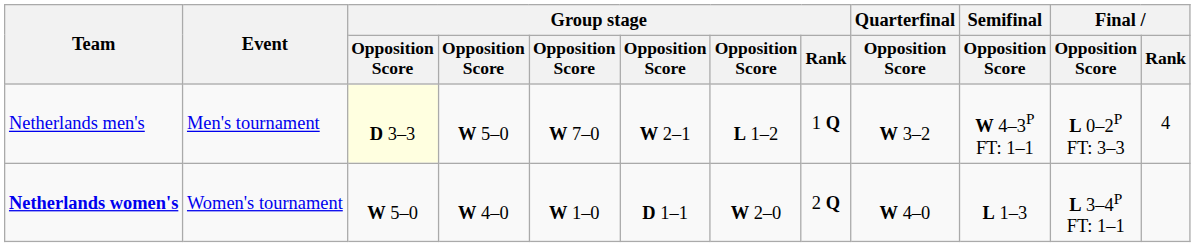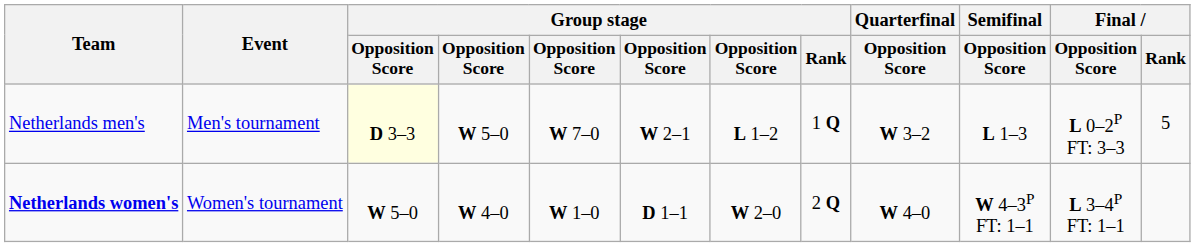(1005, 134) W 4–3P FT: 1–1 -> (1005, 134) L 1–3
(1166, 123) 4 -> (1166, 123) 5
(1005, 213) L 1–3 -> (1005, 213) W 4–3P FT: 1–1
